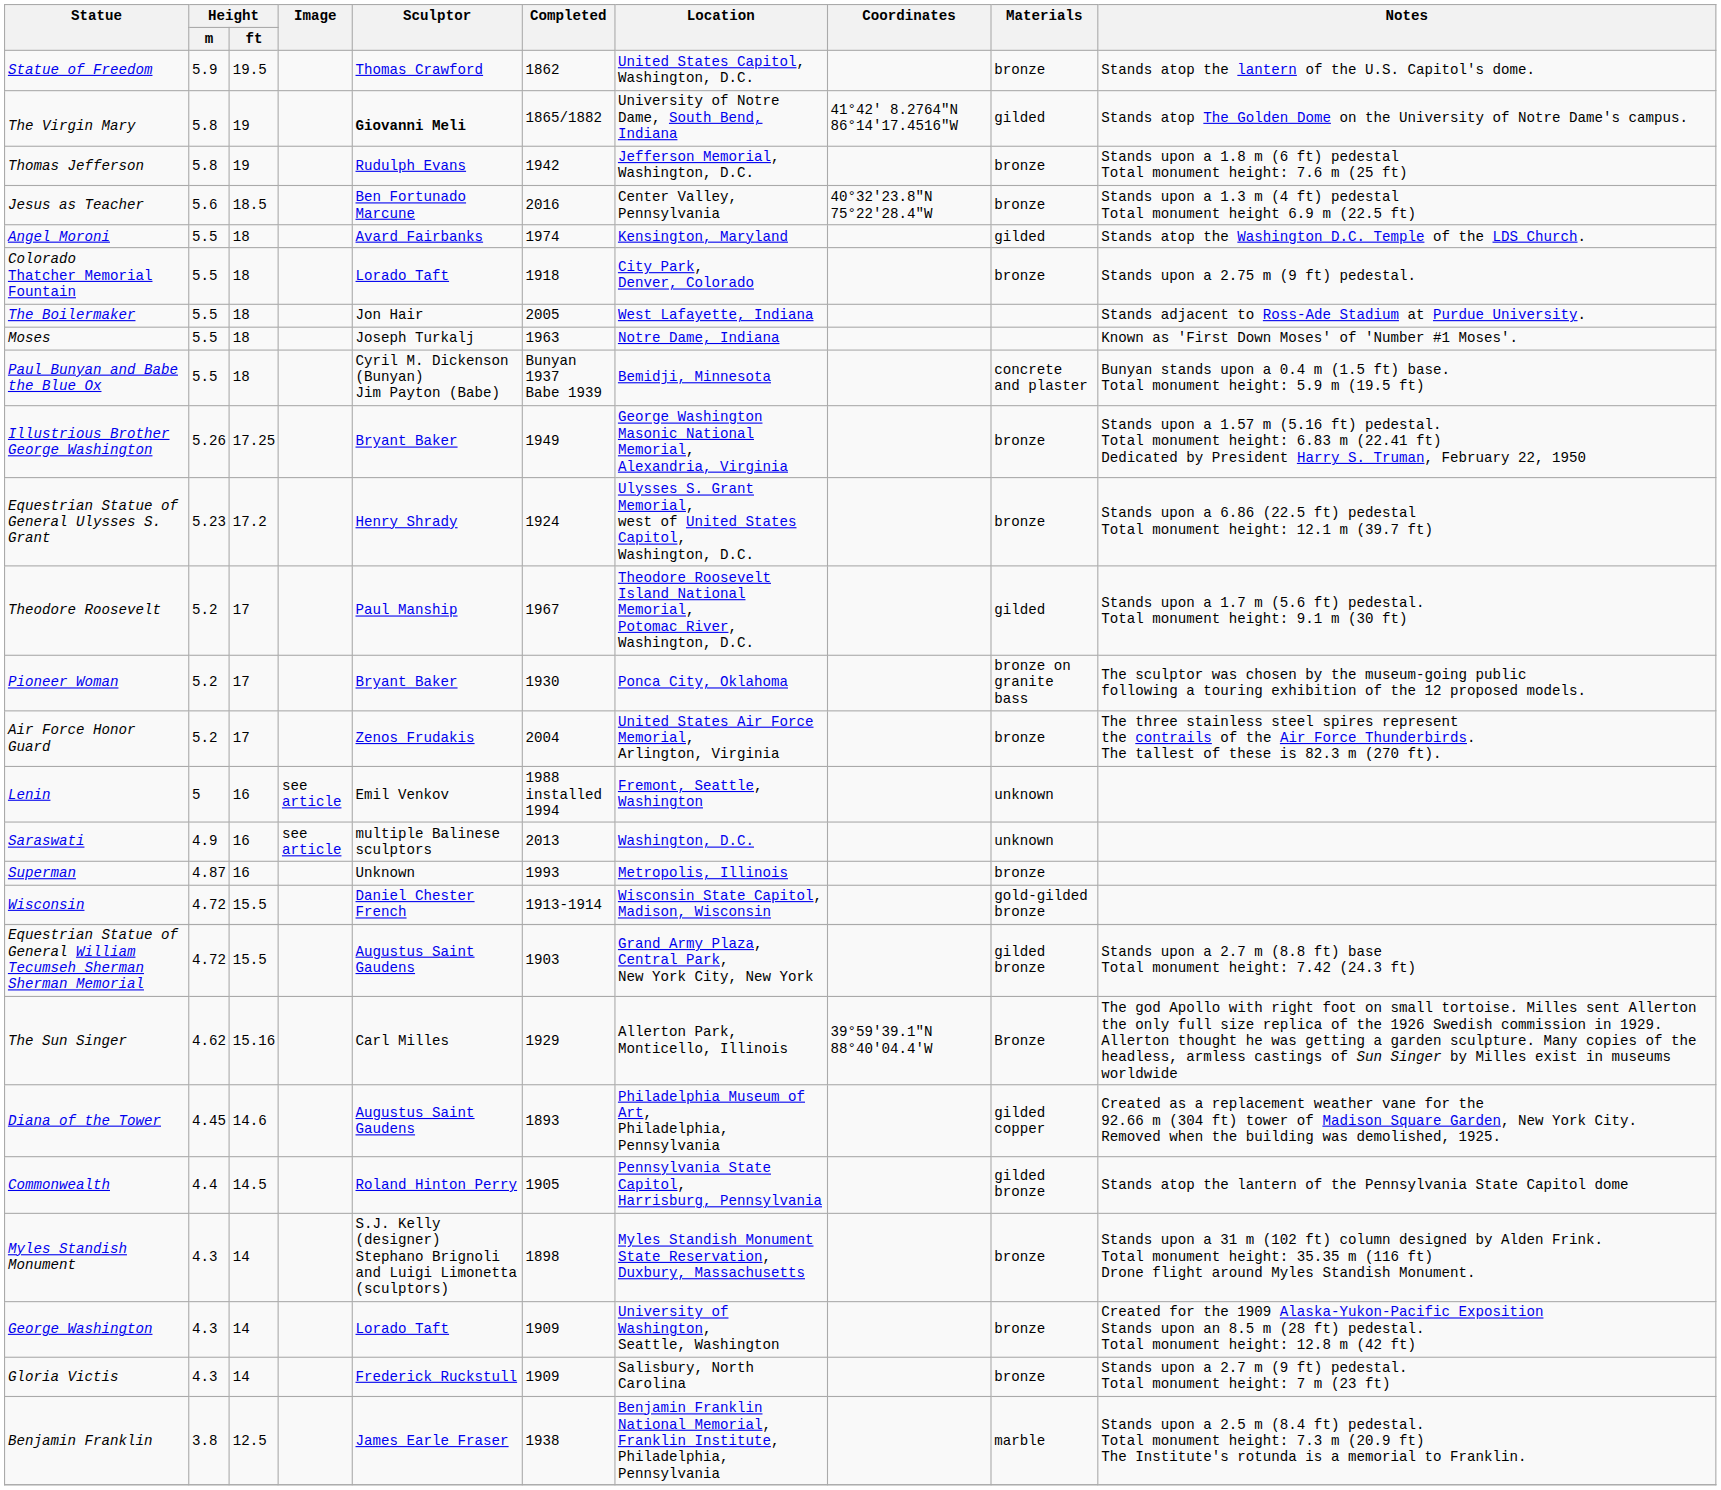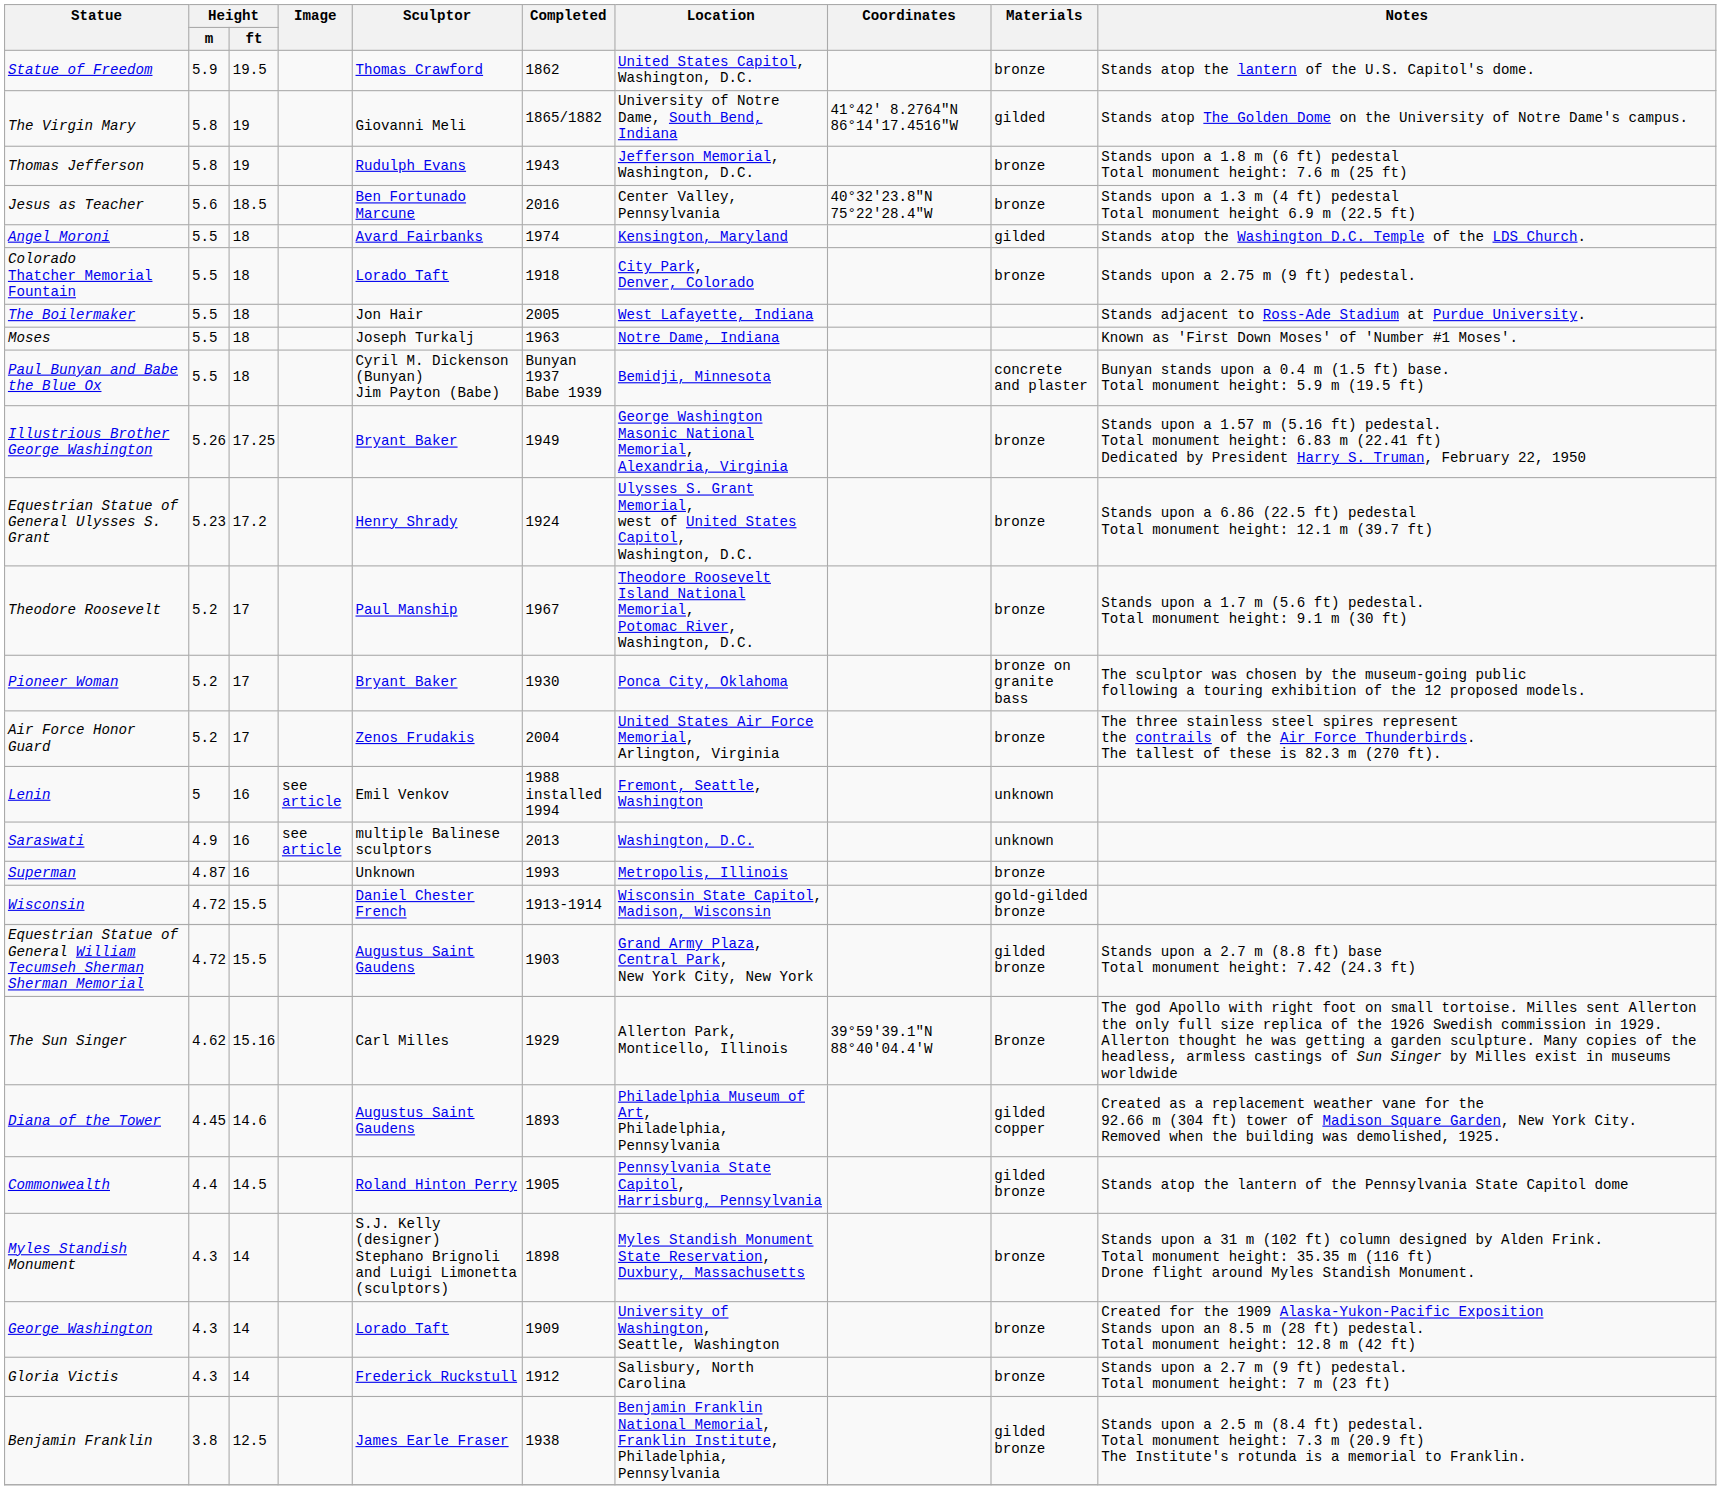(411, 126) bold -> (411, 126) normal
(542, 166) 1942 -> (542, 166) 1943
(1020, 611) gilded -> (1020, 611) bronze
(542, 1377) 1909 -> (542, 1377) 1912
(1020, 1441) marble -> (1020, 1441) gilded bronze
